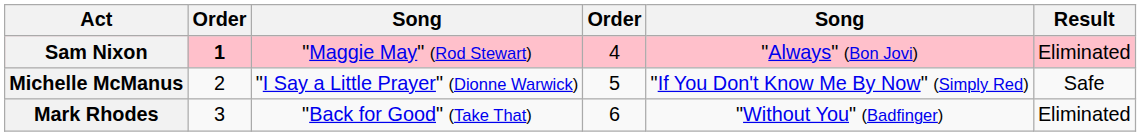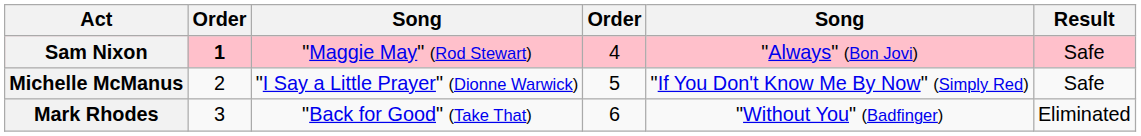(1084, 51) Eliminated -> (1084, 51) Safe
